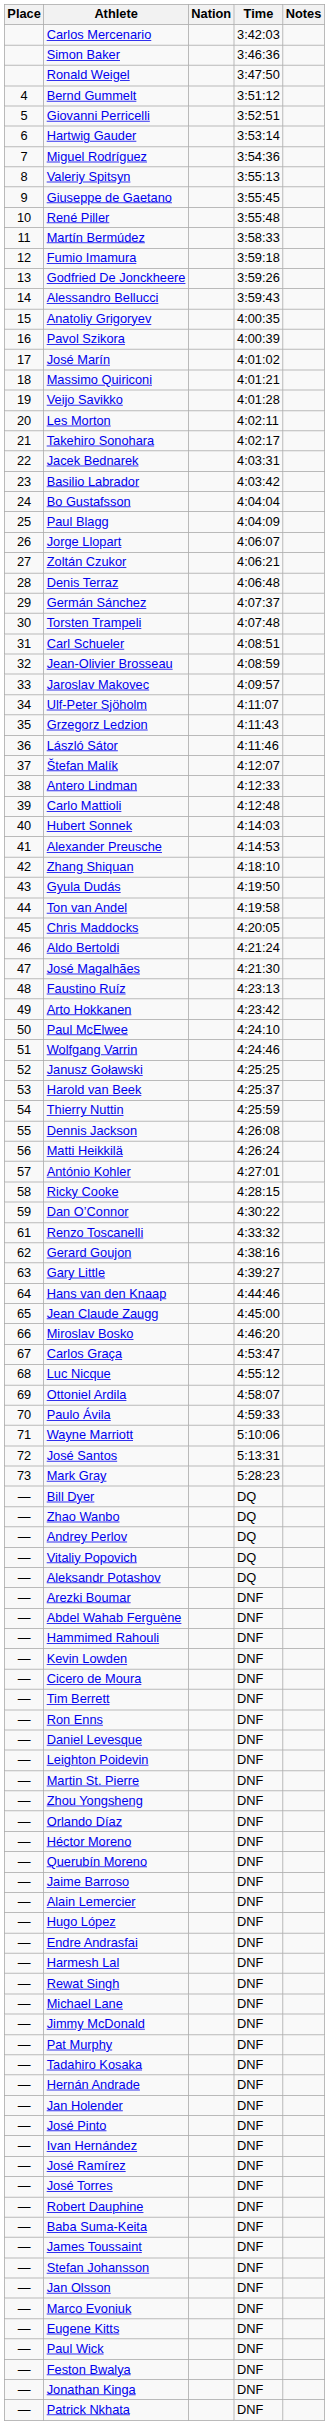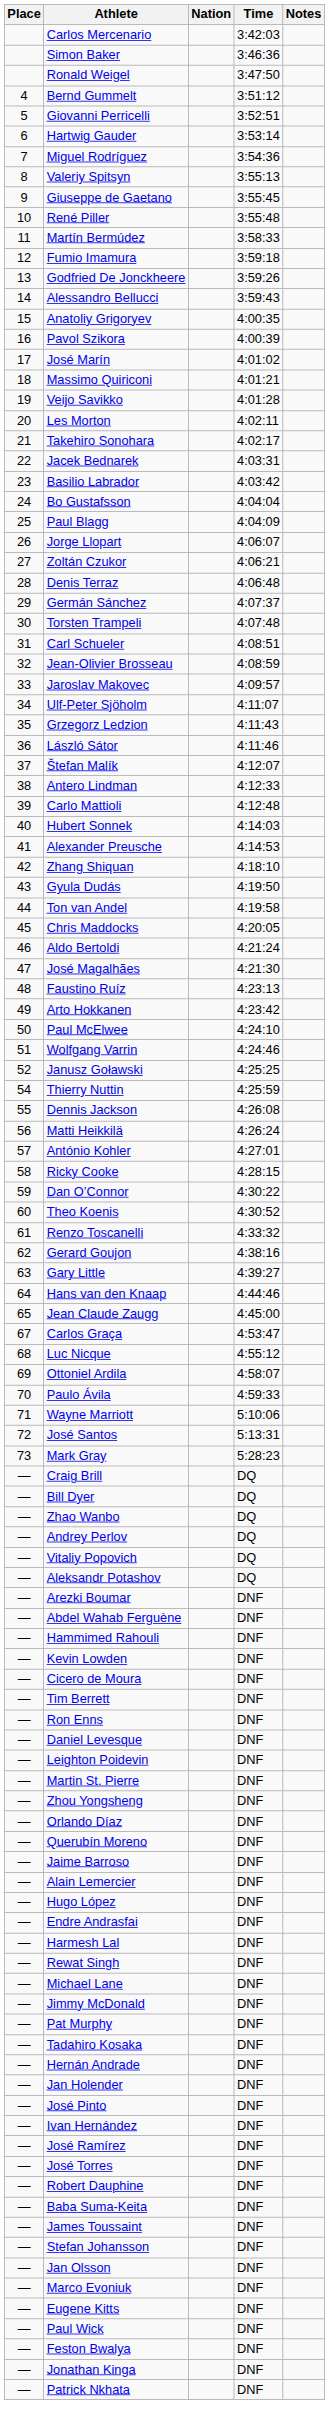- row: (94, 1090)
+ row: (83, 1212)
- row: (90, 1334)
+ row: (74, 1476)
- row: (89, 1841)
